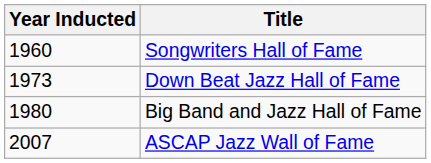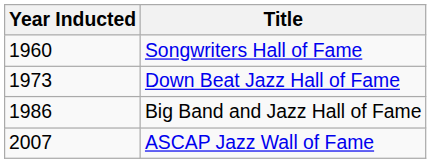(31, 111) 1980 -> (31, 111) 1986
